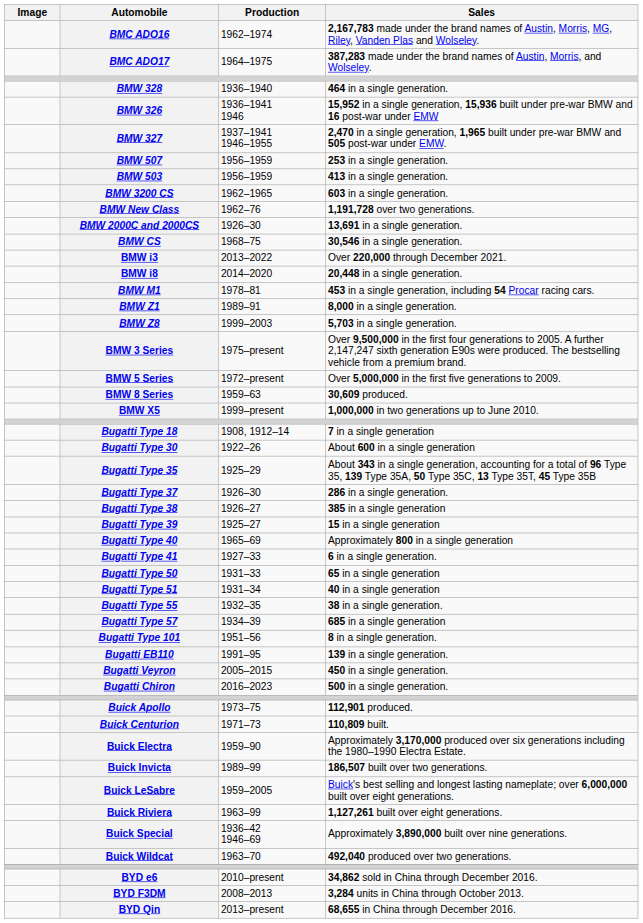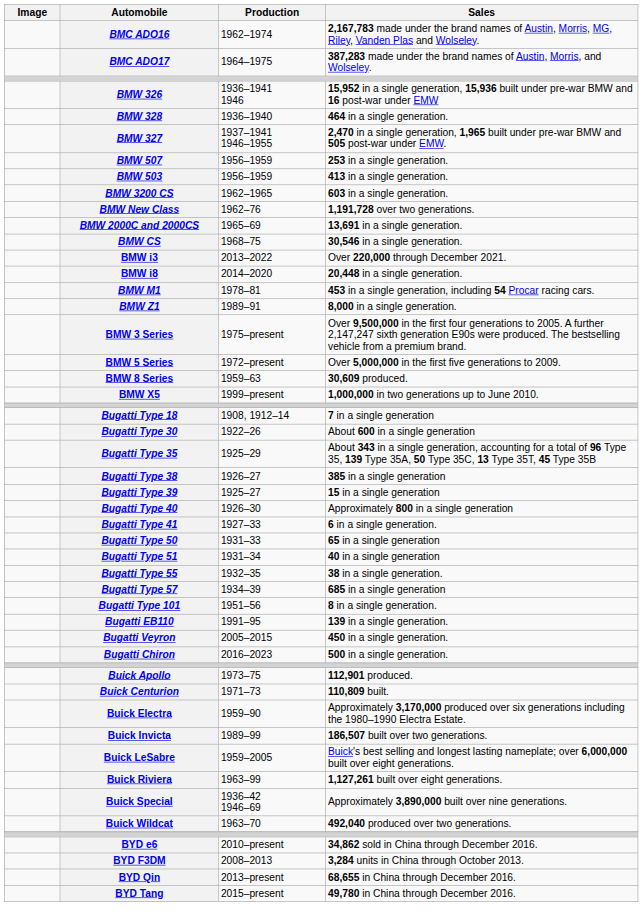rows swapped: (139, 111) <-> (139, 89)
(241, 225) 1926–30 -> (241, 225) 1965–69
- row: (139, 323)
- row: (139, 492)
(241, 541) 1965–69 -> (241, 508) 1926–30
+ row: (139, 893)
